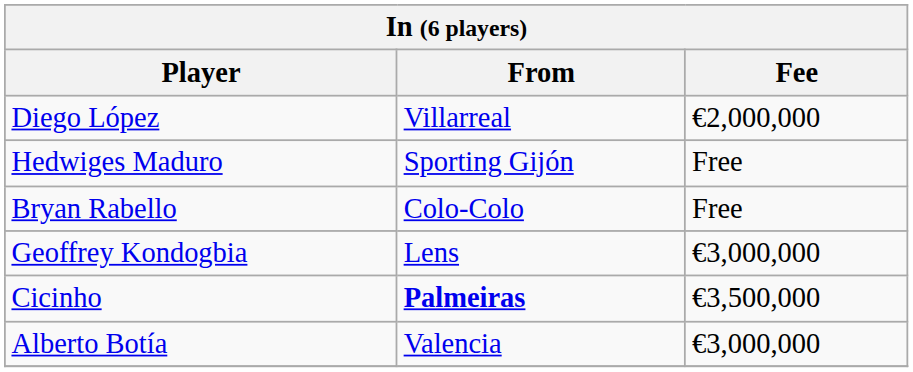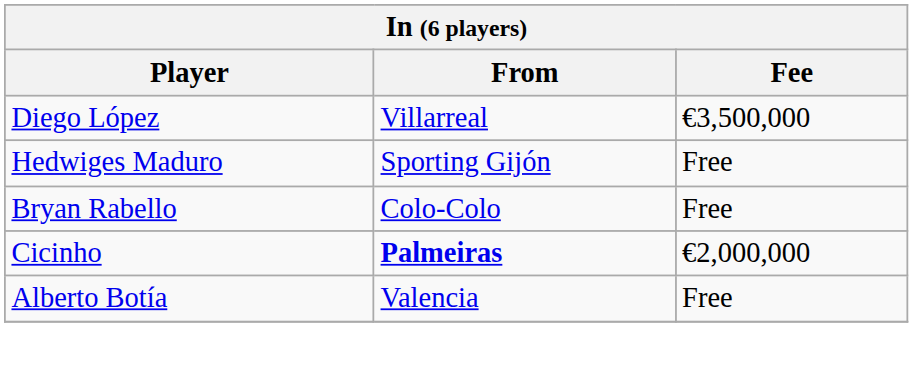(756, 117) €2,000,000 -> (746, 117) €3,500,000
- row: (129, 252)
(756, 298) €3,500,000 -> (746, 252) €2,000,000
(756, 343) €3,000,000 -> (707, 298) Free
